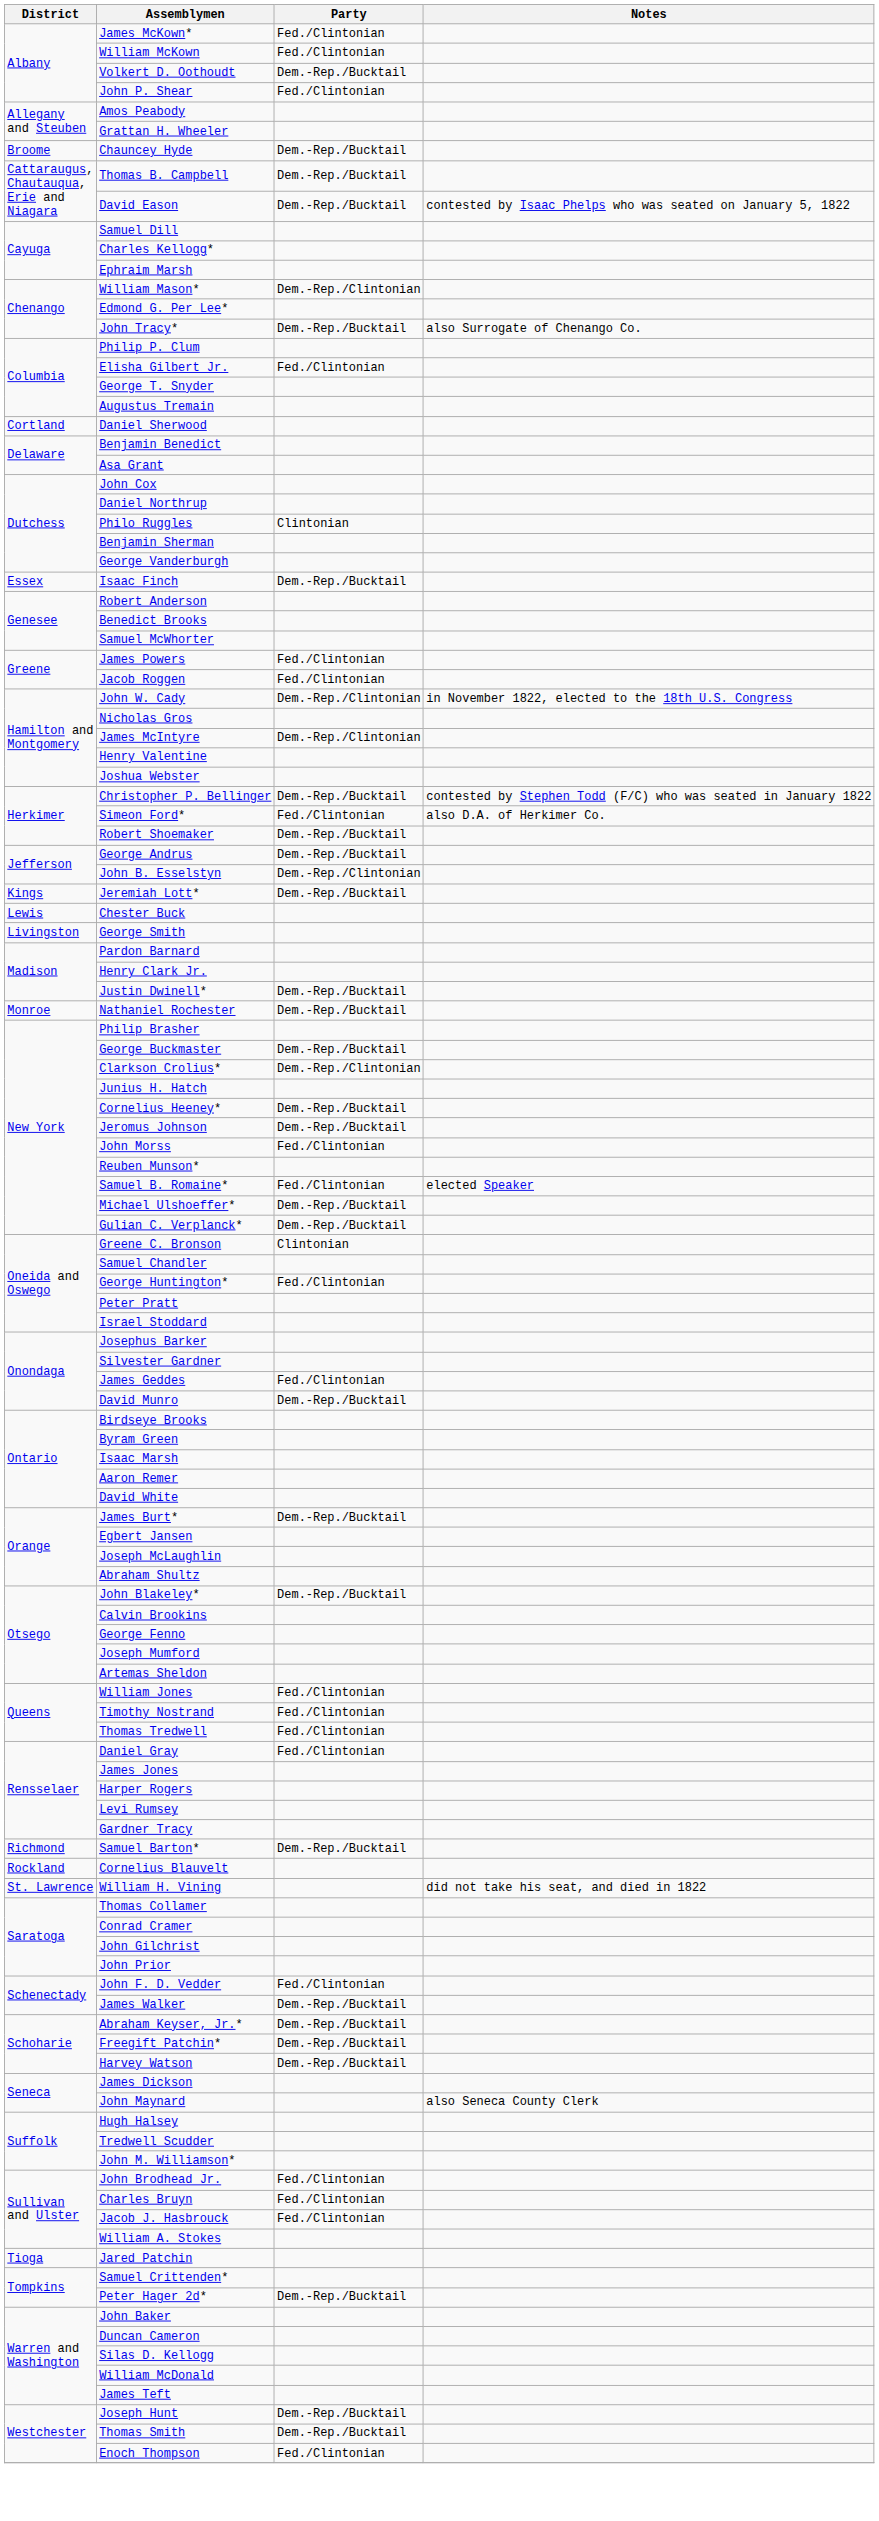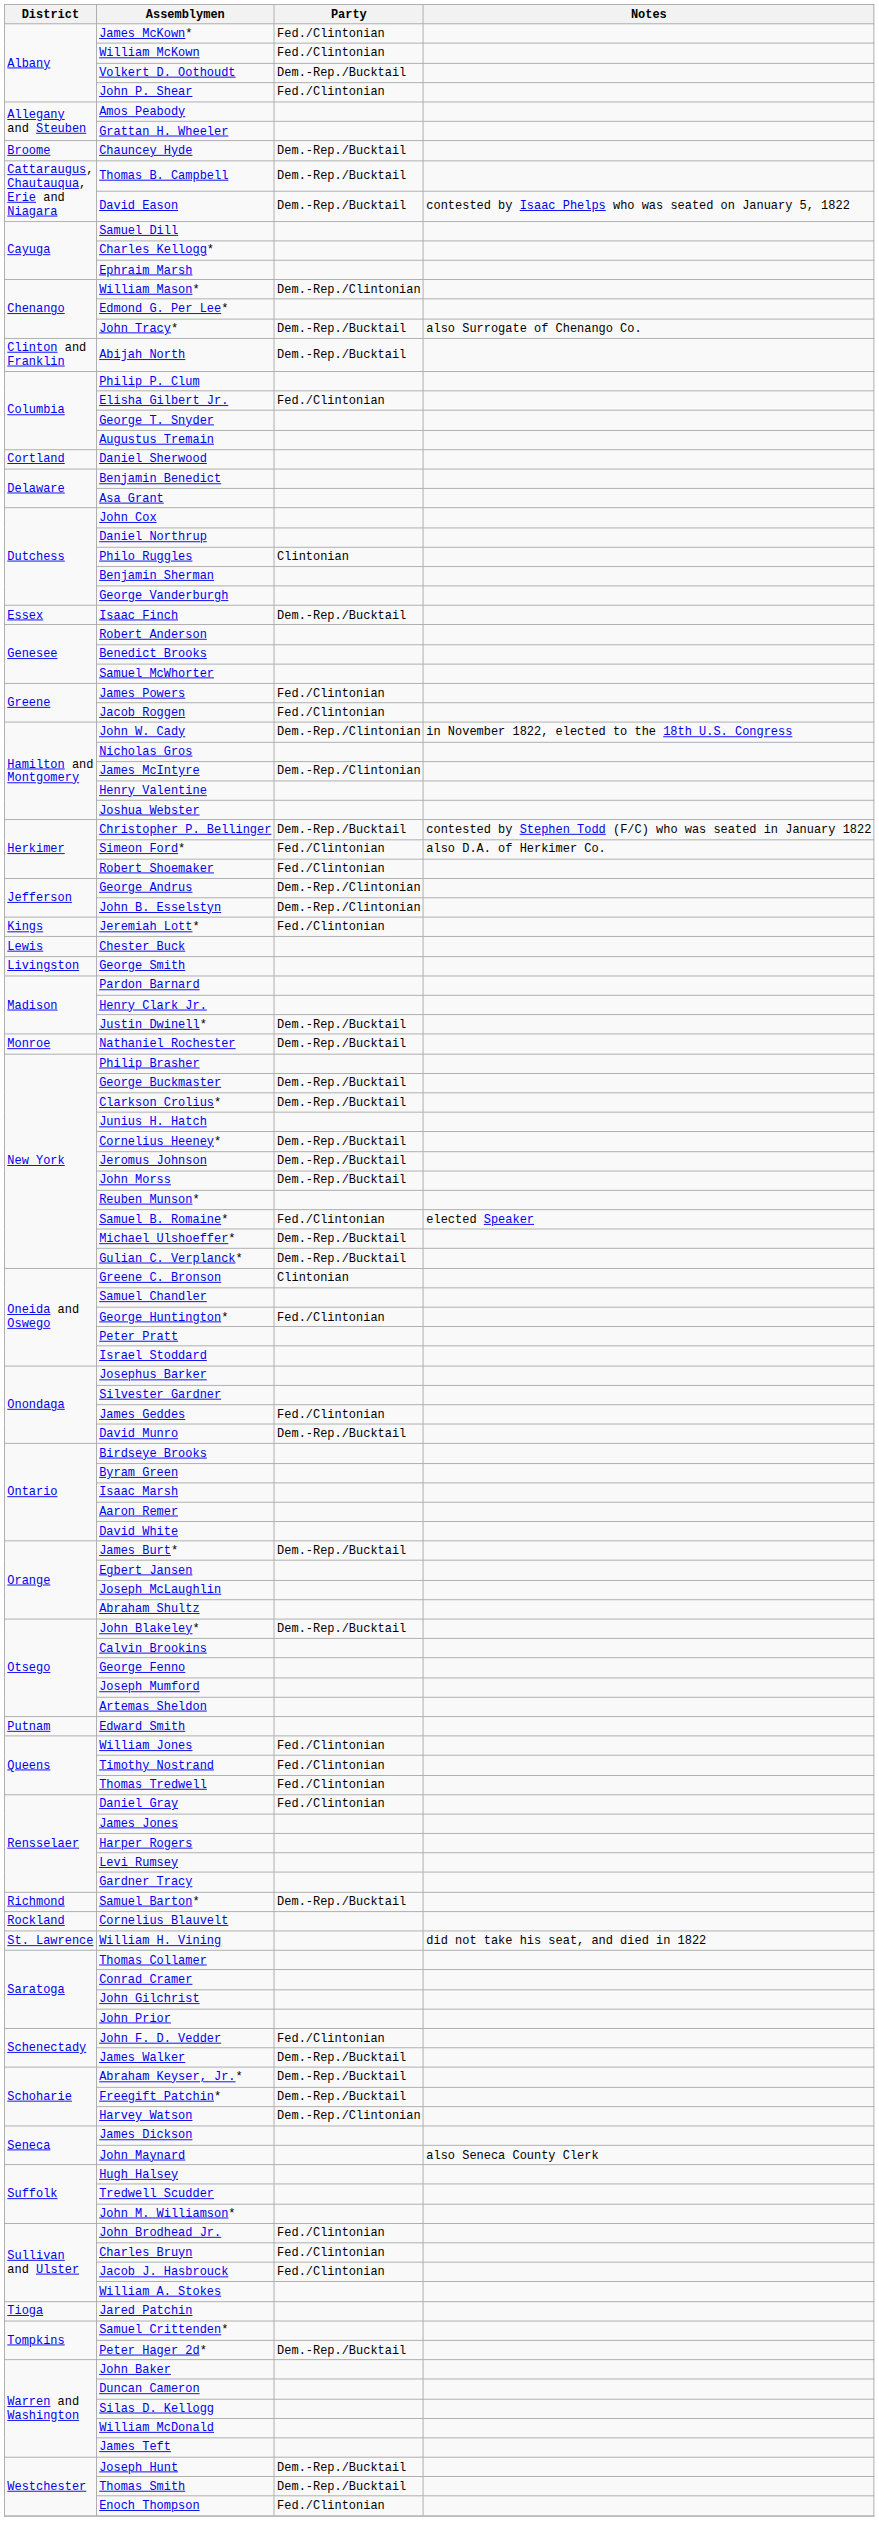+ row: (142, 355)
(342, 835) Dem.-Rep./Bucktail -> (331, 869) Fed./Clintonian
(342, 855) Dem.-Rep./Bucktail -> (349, 888) Dem.-Rep./Clintonian
(342, 894) Dem.-Rep./Bucktail -> (331, 927) Fed./Clintonian
(349, 1069) Dem.-Rep./Clintonian -> (342, 1103) Dem.-Rep./Bucktail
(331, 1147) Fed./Clintonian -> (342, 1180) Dem.-Rep./Bucktail
+ row: (142, 1726)
(342, 2063) Dem.-Rep./Bucktail -> (349, 2116) Dem.-Rep./Clintonian
